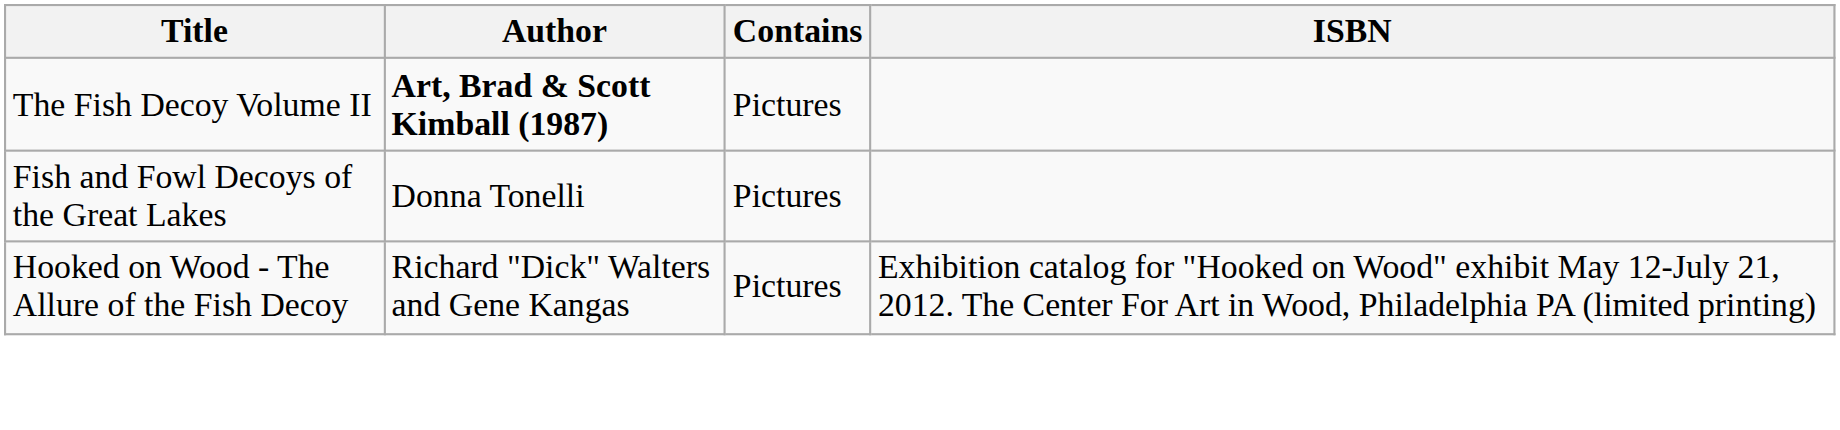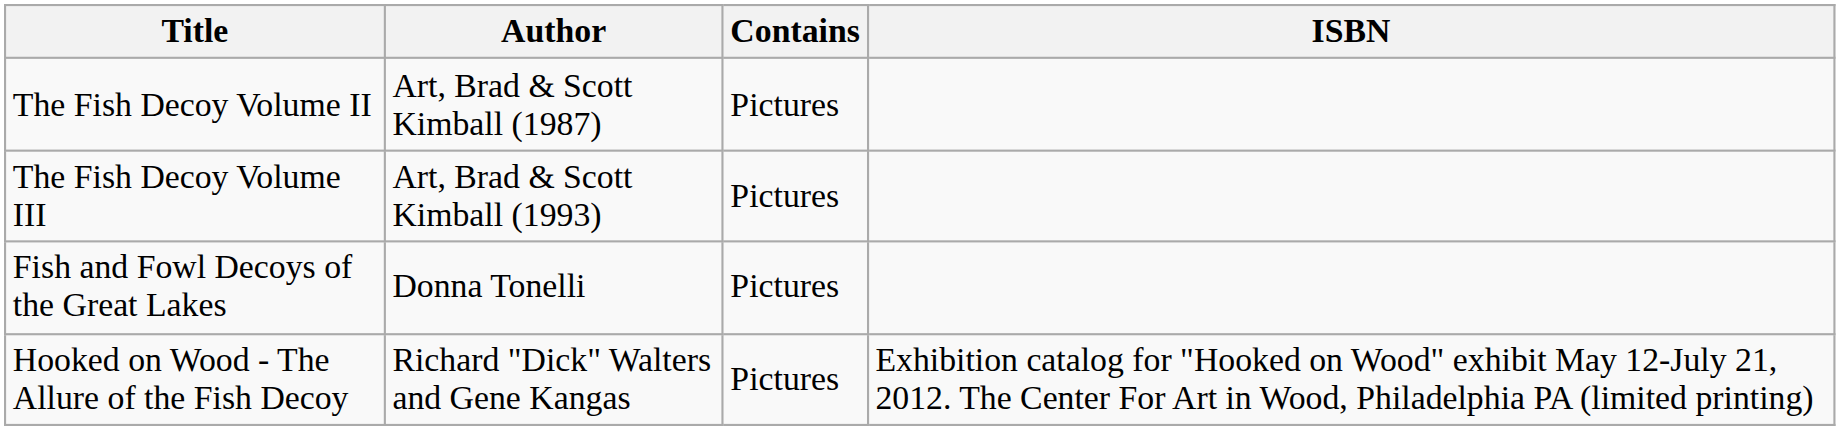(521, 103) bold -> (512, 103) normal
+ row: (177, 195)
